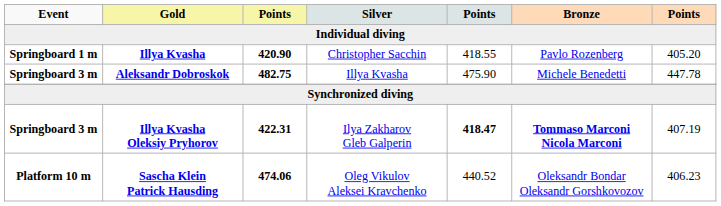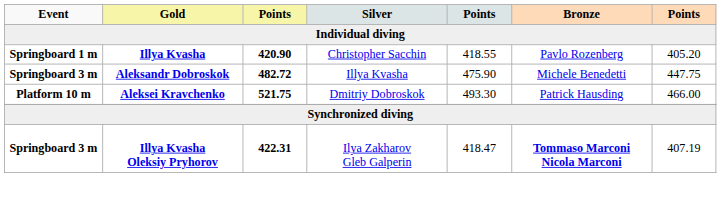(275, 74) 482.75 -> (275, 74) 482.72
(684, 74) 447.78 -> (684, 74) 447.75
+ row: (173, 94)
(479, 128) bold -> (479, 148) normal
- row: (173, 184)
